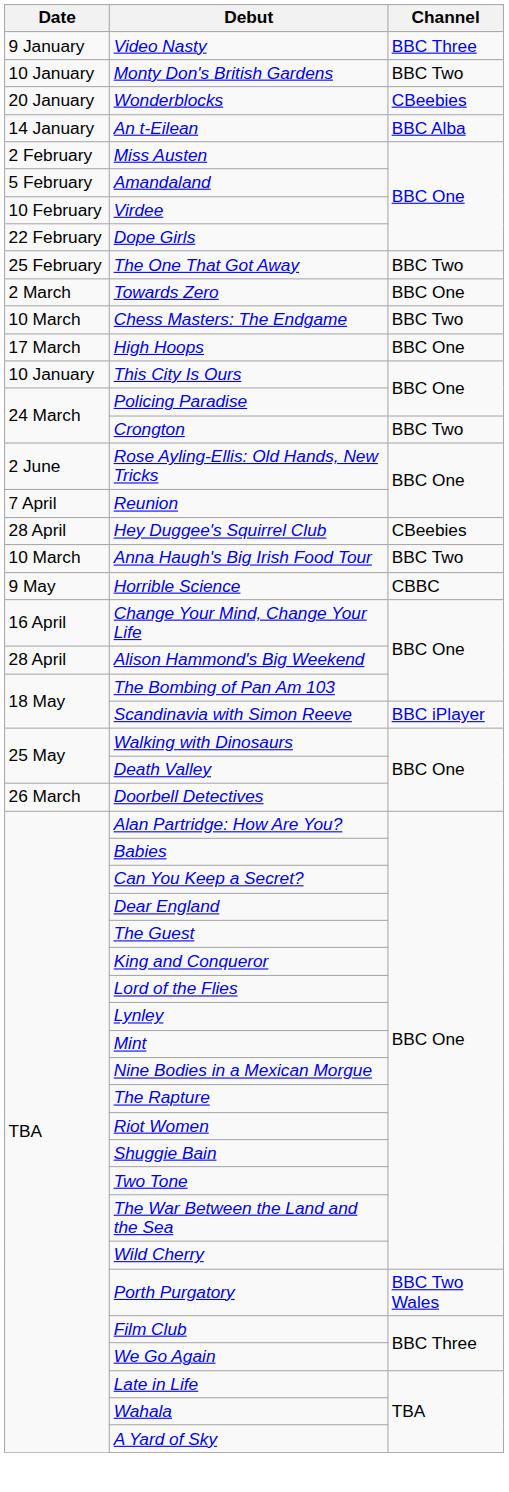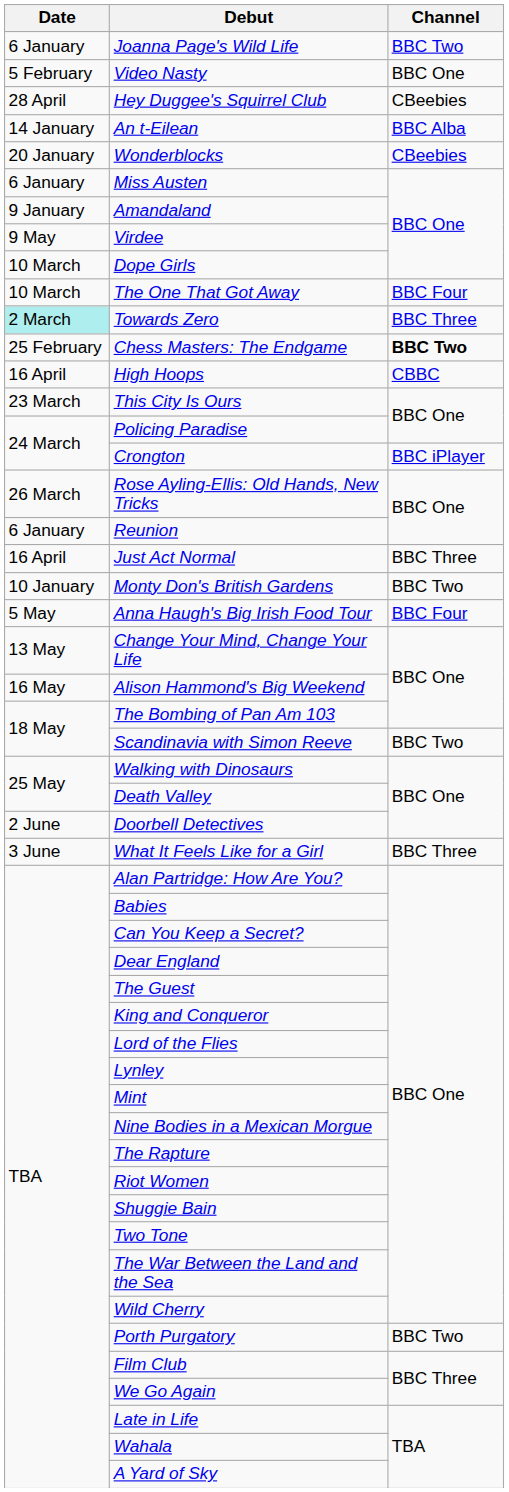+ row: (206, 45)
(46, 45) 9 January -> (50, 73) 5 February
(434, 45) BBC Three -> (428, 73) BBC One
rows swapped: (223, 73) <-> (220, 530)
rows swapped: (156, 127) <-> (168, 100)
(50, 155) 2 February -> (46, 182) 6 January
(50, 182) 5 February -> (46, 210) 9 January
(55, 210) 10 February -> (32, 237) 9 May
(55, 237) 22 February -> (45, 264) 10 March
(55, 264) 25 February -> (45, 292) 10 March
(428, 264) BBC Two -> (430, 292) BBC Four
(40, 292) no background -> (40, 319) paleturquoise background
(428, 292) BBC One -> (434, 319) BBC Three
(45, 319) 10 March -> (55, 347) 25 February
(428, 319) normal -> (429, 347) bold
(45, 347) 17 March -> (37, 374) 16 April
(428, 347) BBC One -> (416, 374) CBBC
(51, 374) 10 January -> (45, 401) 23 March
(428, 429) BBC Two -> (438, 456) BBC iPlayer
(34, 466) 2 June -> (45, 493) 26 March
(33, 503) 7 April -> (46, 530) 6 January
+ row: (174, 558)
(45, 558) 10 March -> (32, 613) 5 May
(428, 558) BBC Two -> (430, 613) BBC Four
- row: (177, 585)
(37, 622) 16 April -> (37, 650) 13 May
(37, 659) 28 April -> (37, 687) 16 May
(438, 714) BBC iPlayer -> (428, 742) BBC Two
(45, 797) 26 March -> (34, 824) 2 June
+ row: (218, 851)
(428, 1292) BBC Two Wales -> (428, 1337) BBC Two
